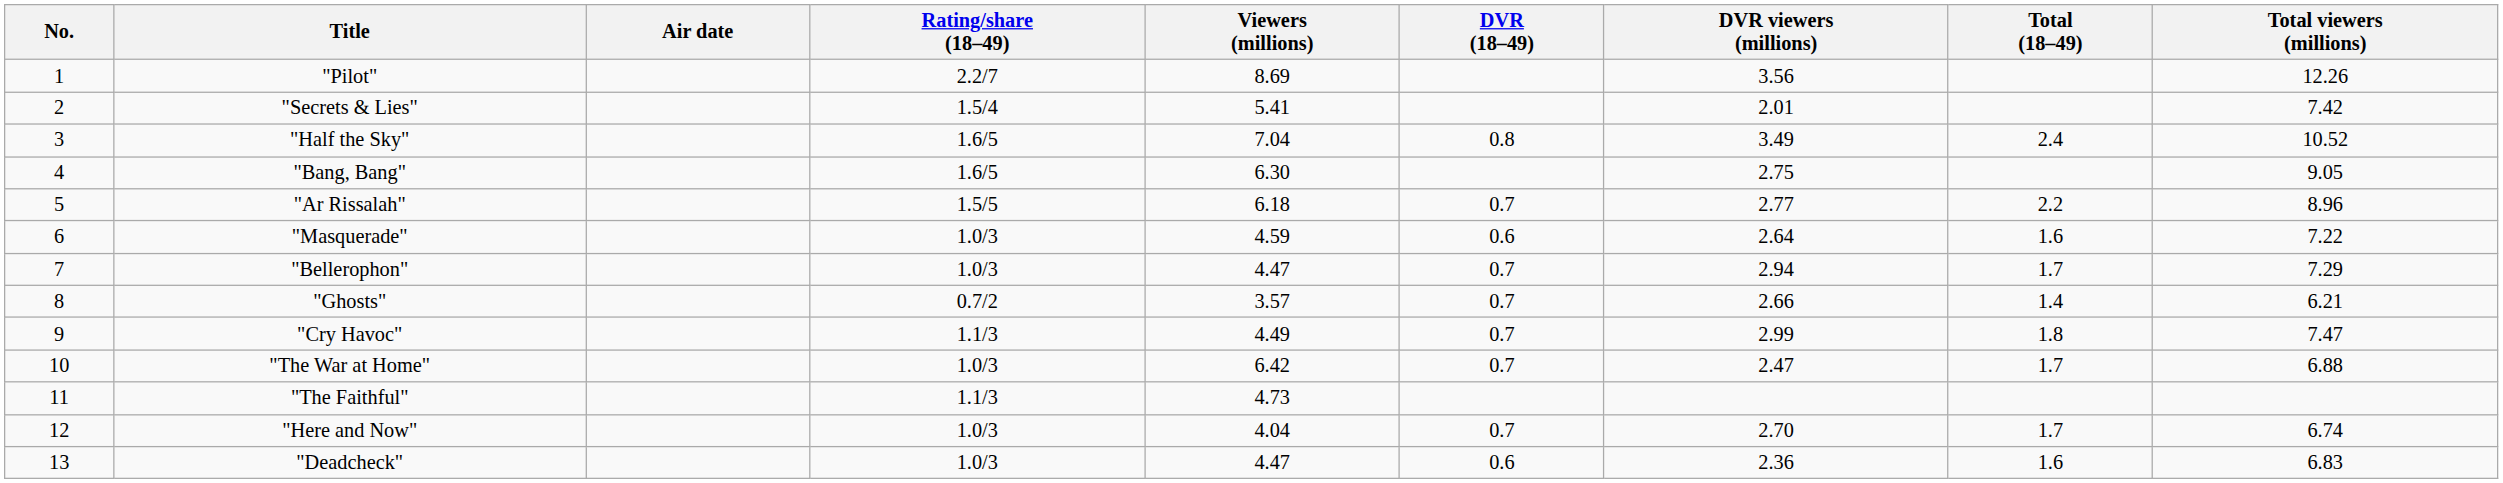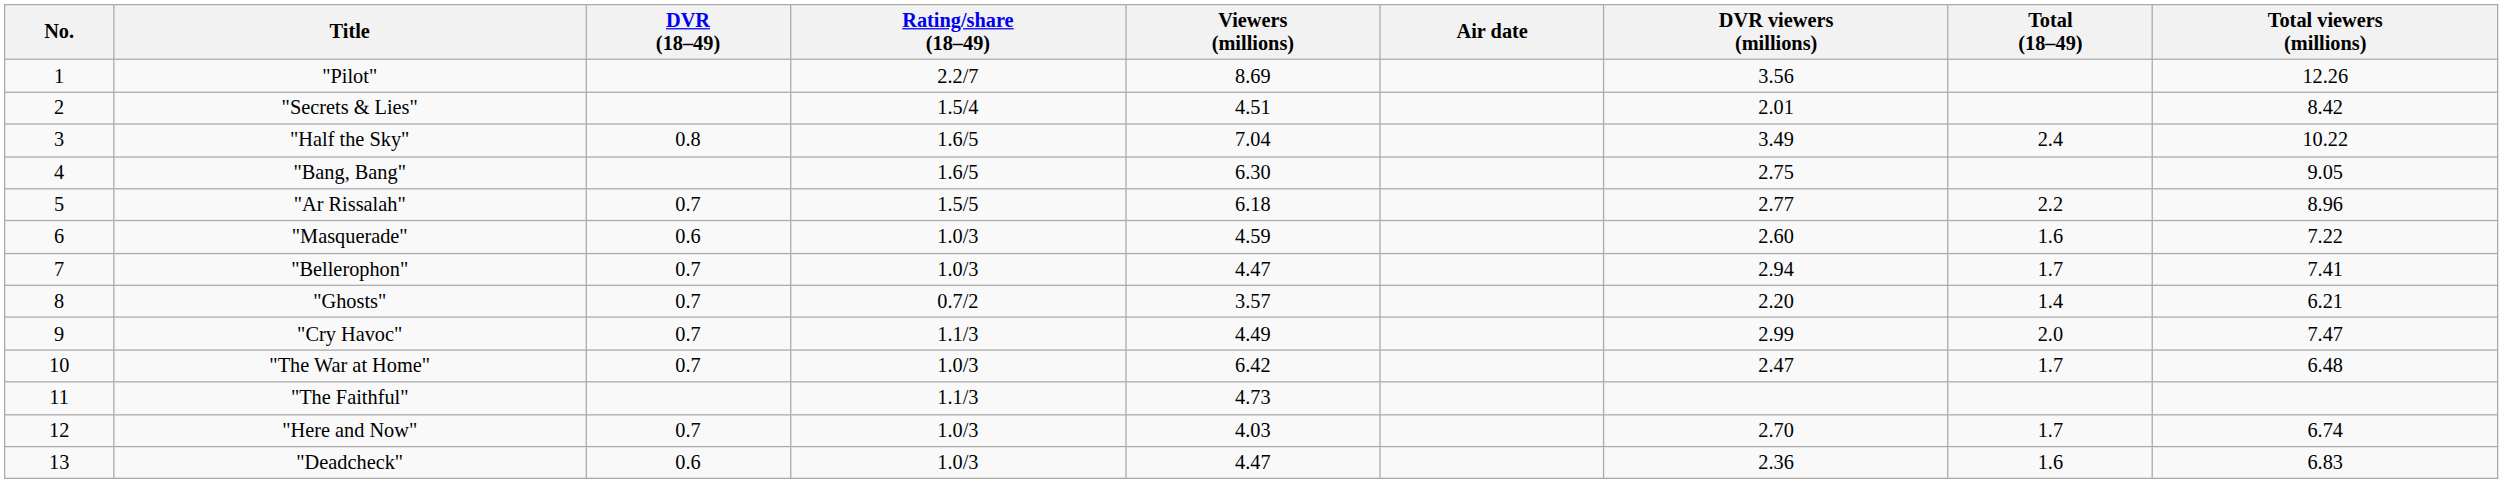columns swapped: (698, 32) <-> (1502, 32)
(1272, 107) 5.41 -> (1253, 107) 4.51
(2325, 107) 7.42 -> (2325, 107) 8.42
(2325, 140) 10.52 -> (2325, 140) 10.22
(1776, 236) 2.64 -> (1776, 236) 2.60
(2325, 269) 7.29 -> (2325, 269) 7.41
(1776, 301) 2.66 -> (1776, 301) 2.20
(2050, 333) 1.8 -> (2050, 333) 2.0
(2325, 365) 6.88 -> (2325, 365) 6.48
(1272, 430) 4.04 -> (1253, 430) 4.03
